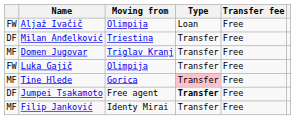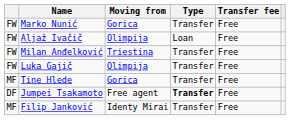+ row: (49, 25)
(12, 39) DF -> (12, 53) FW
- row: (54, 53)
(198, 80) pink background -> (193, 80) no background
